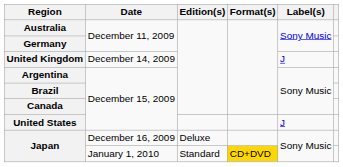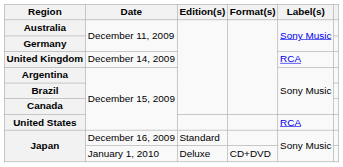(283, 59) J -> (291, 59) RCA
(283, 122) J -> (291, 122) RCA
(195, 138) Deluxe -> (200, 138) Standard
(200, 153) Standard -> (195, 153) Deluxe
(250, 153) gold background -> (250, 153) no background
